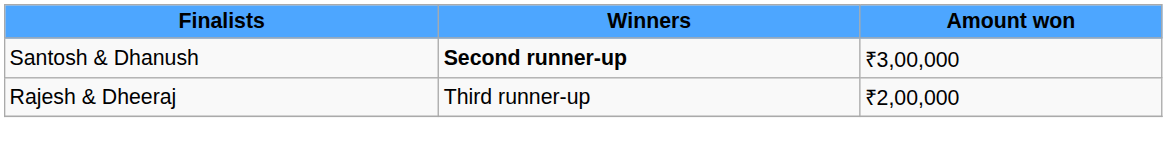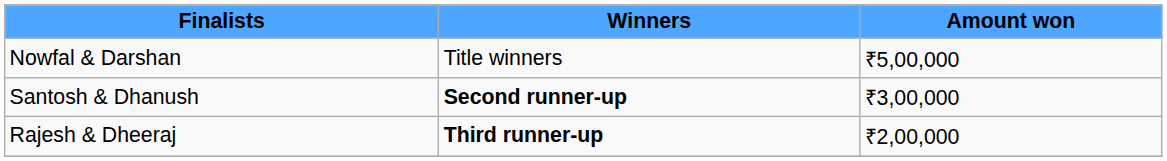+ row: (95, 57)
(517, 96) normal -> (523, 135) bold
